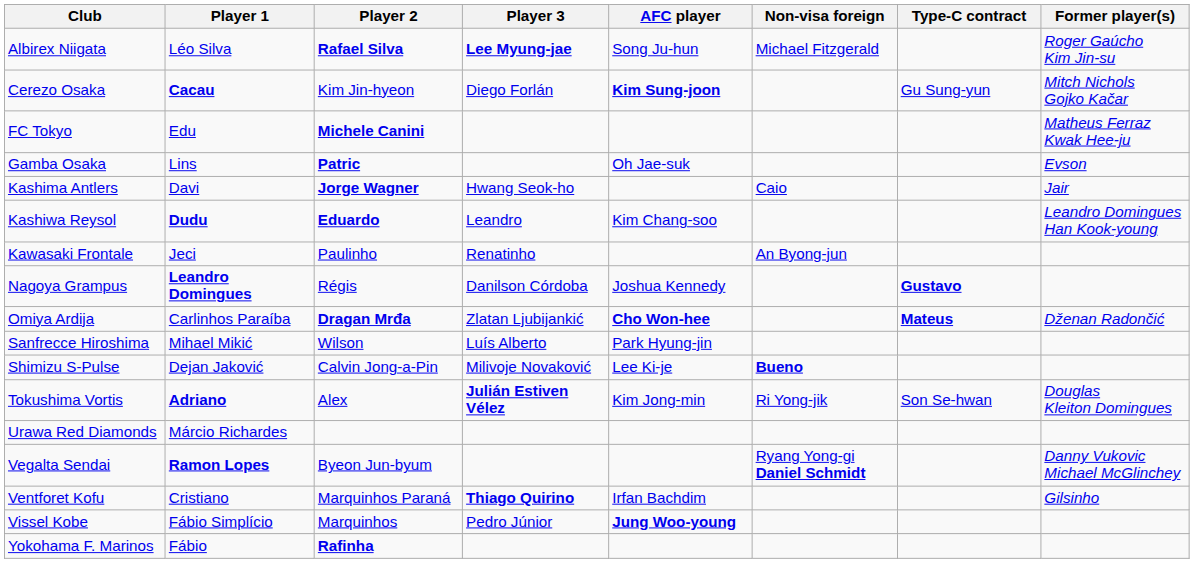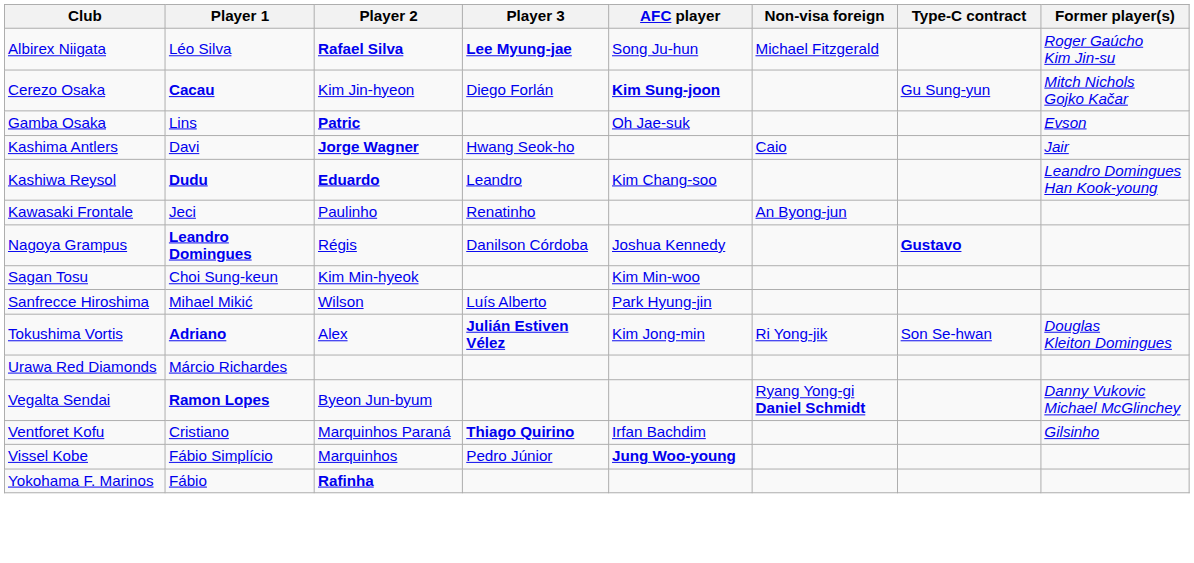- row: (40, 131)
- row: (51, 319)
+ row: (48, 277)
- row: (64, 367)
